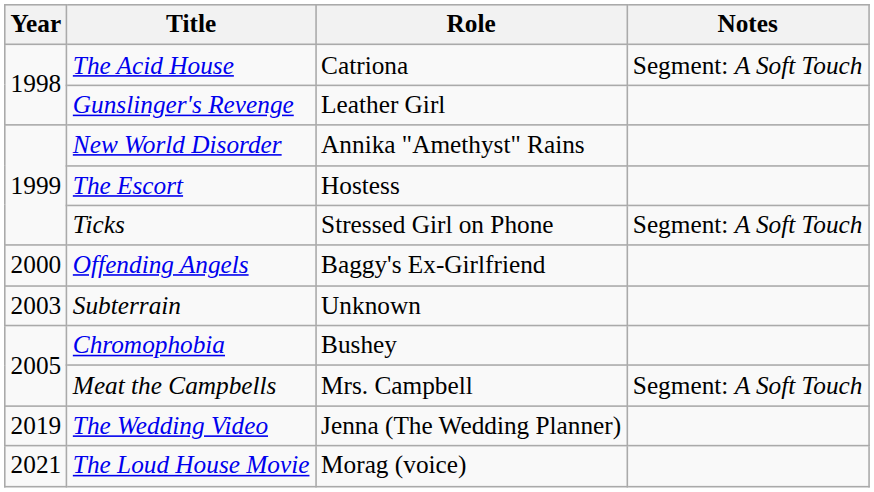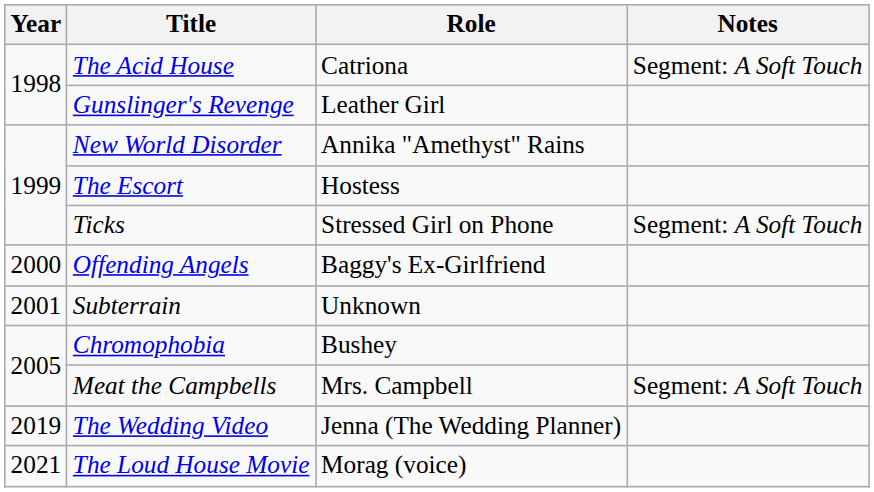(36, 305) 2003 -> (36, 305) 2001
